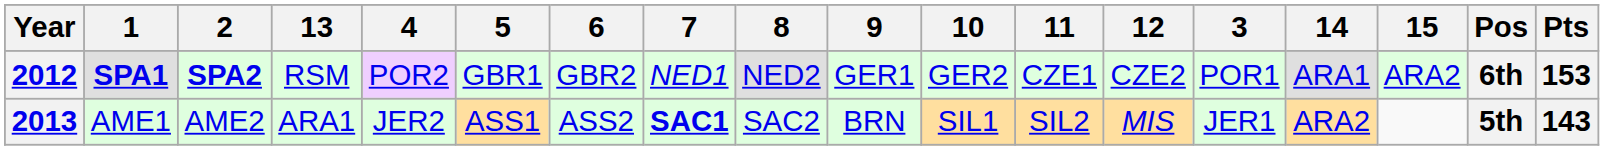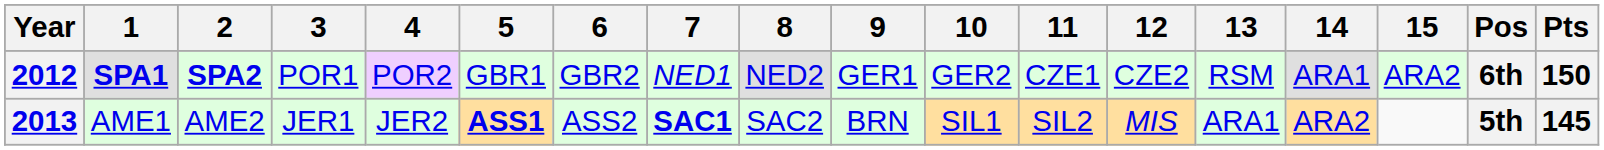columns swapped: (1240, 27) <-> (317, 27)
(1566, 74) 153 -> (1566, 74) 150
(503, 121) normal -> (506, 121) bold
(1566, 121) 143 -> (1566, 121) 145
